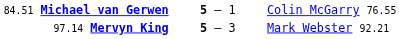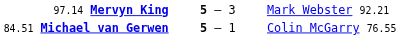rows swapped: (86, 10) <-> (111, 27)
